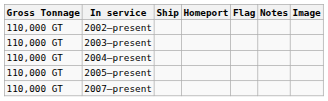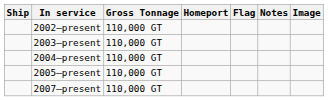columns swapped: (168, 12) <-> (43, 12)
